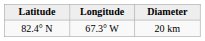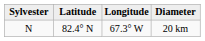+ column: (29, 12)
